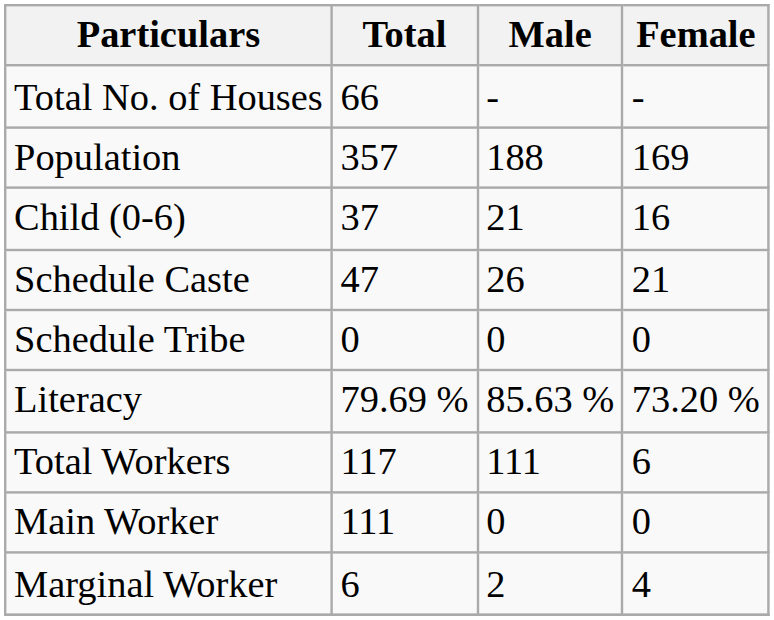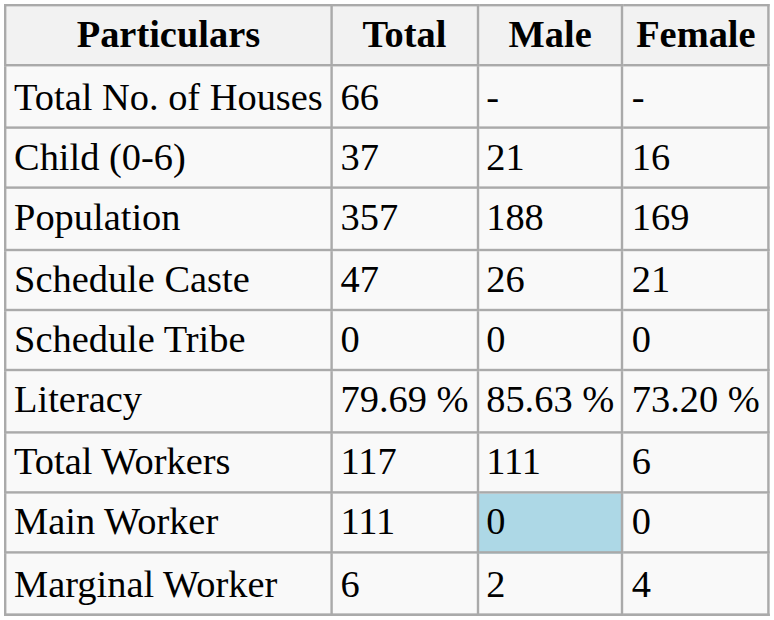rows swapped: (97, 156) <-> (100, 217)
(496, 522) no background -> (496, 522) lightblue background
